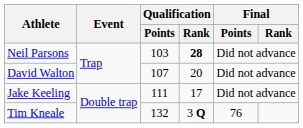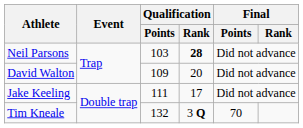(160, 73) 107 -> (160, 73) 109
(236, 113) 76 -> (236, 113) 70
